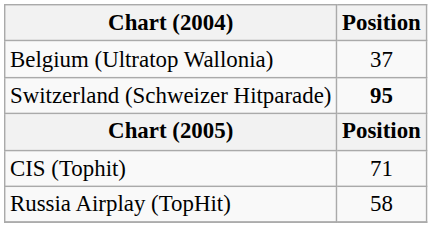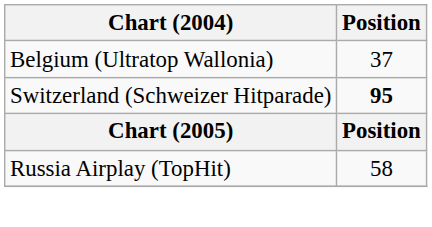- row: (68, 167)
